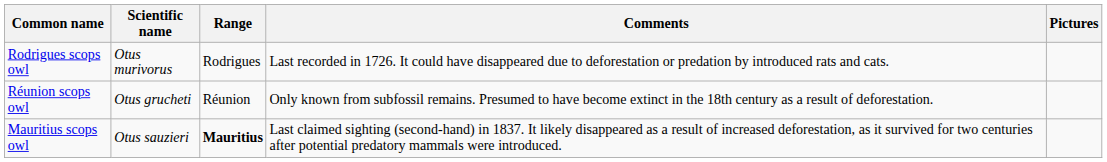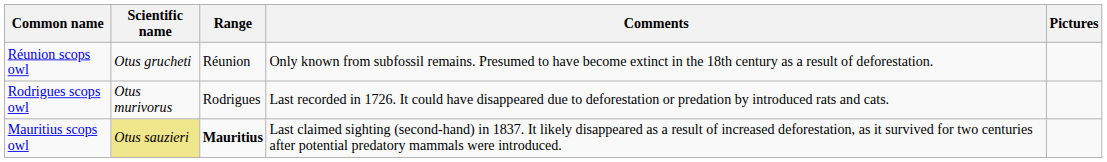rows swapped: (49, 99) <-> (54, 61)
(152, 138) no background -> (152, 138) khaki background
